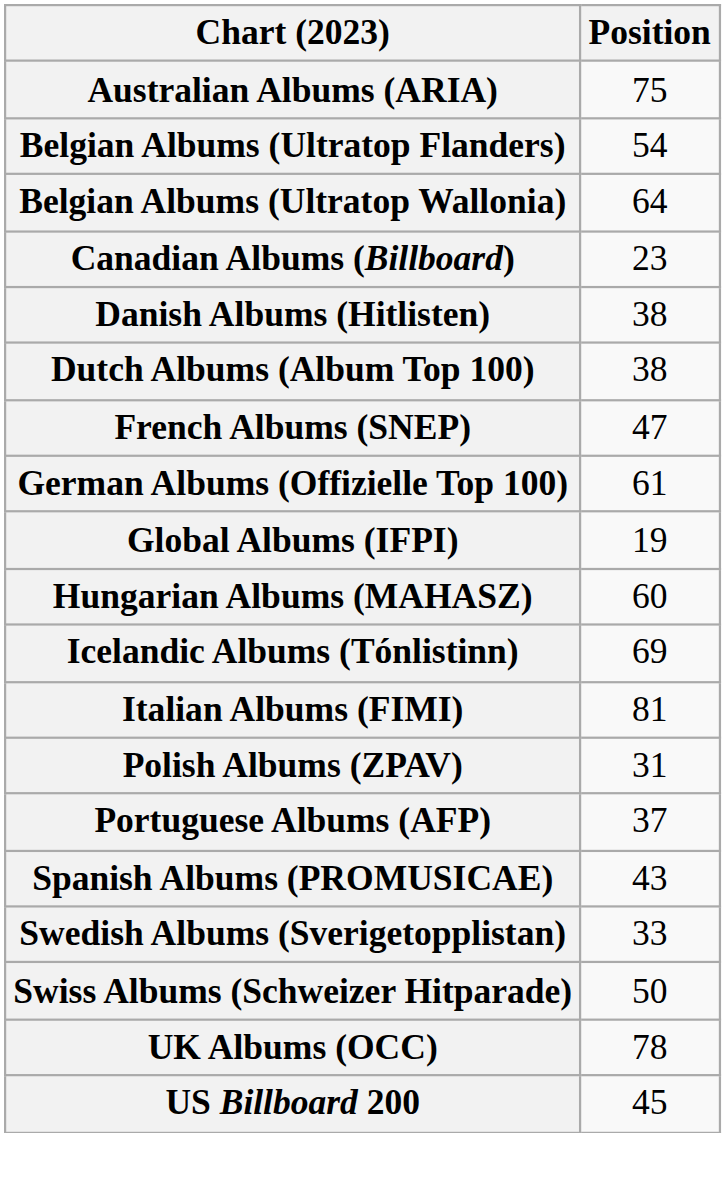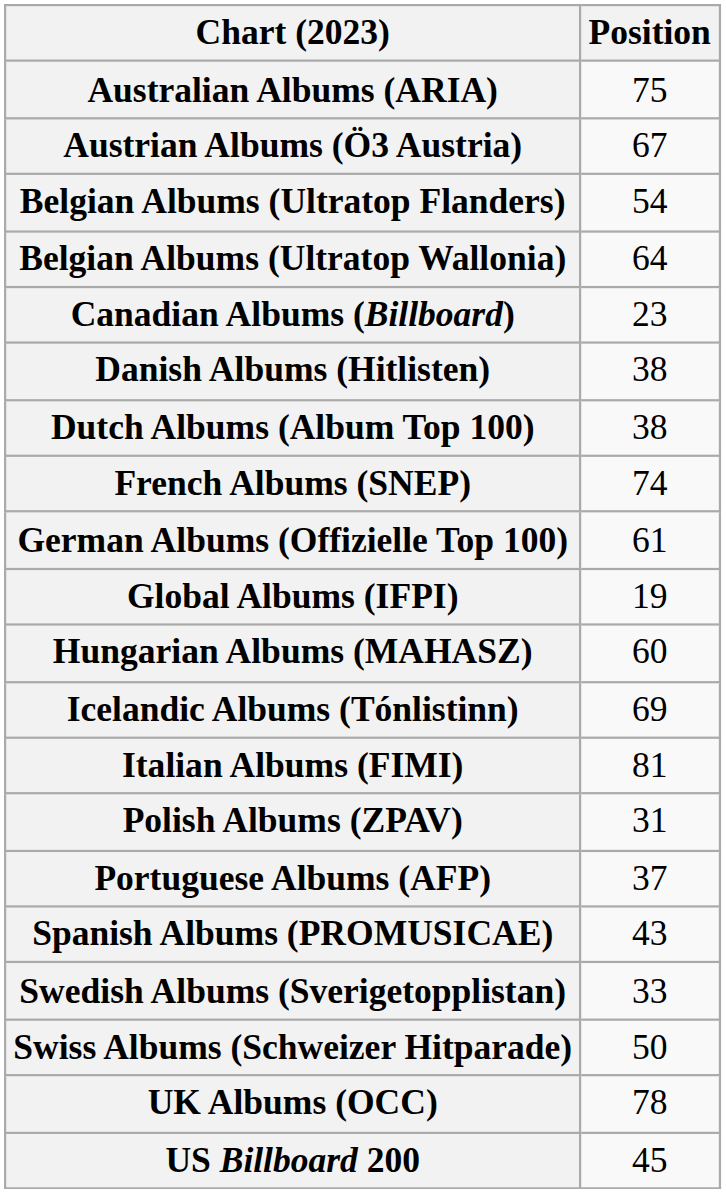+ row: (293, 145)
(650, 426) 47 -> (650, 483) 74
